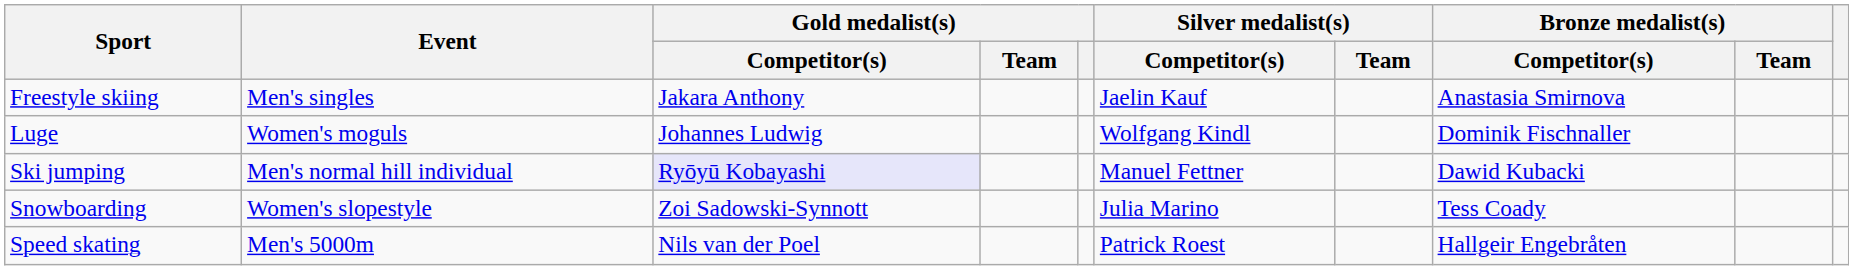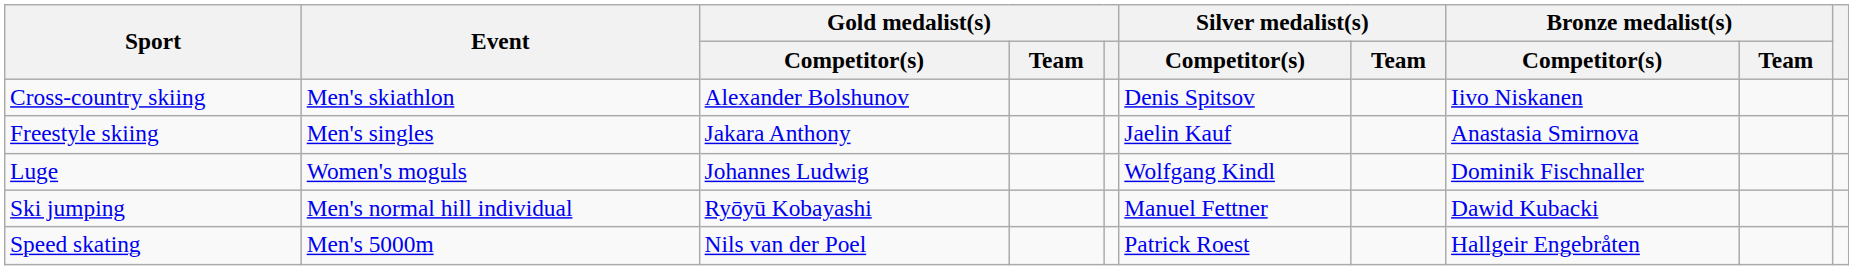+ row: (108, 97)
(742, 171) lavender background -> (788, 208) no background
- row: (78, 208)
